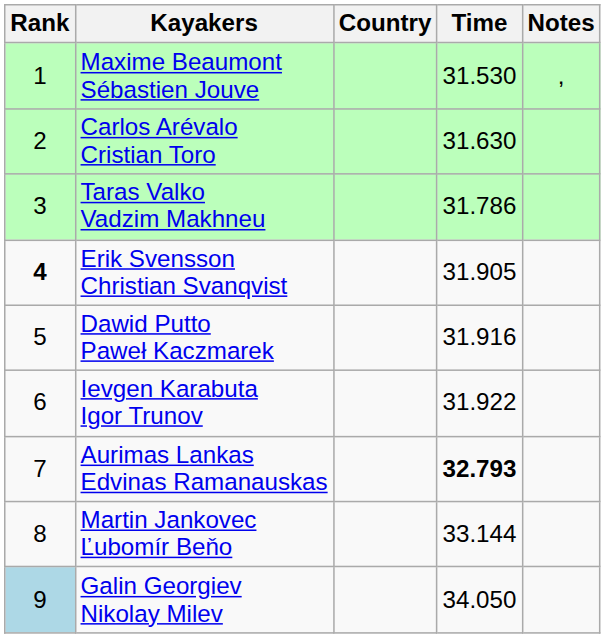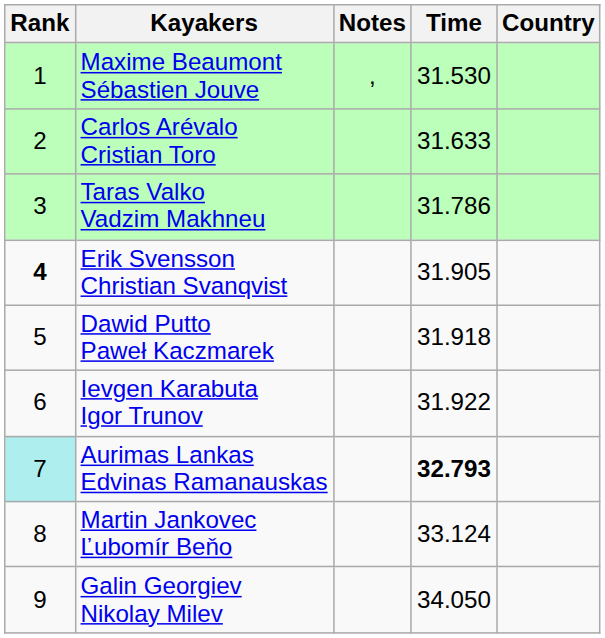columns swapped: (385, 23) <-> (561, 23)
(479, 141) 31.630 -> (454, 141) 31.633
(479, 337) 31.916 -> (454, 337) 31.918
(40, 468) no background -> (40, 468) paleturquoise background
(479, 534) 33.144 -> (454, 534) 33.124
(40, 599) lightblue background -> (40, 599) no background
